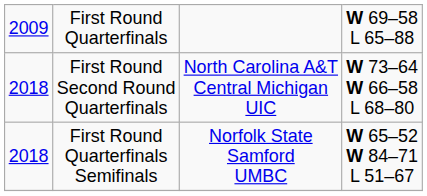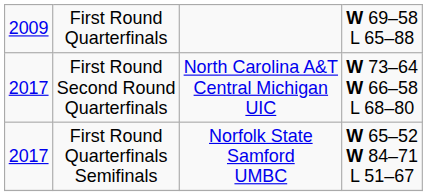(29, 87) 2018 -> (29, 87) 2017
(29, 156) 2018 -> (29, 156) 2017
